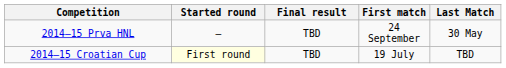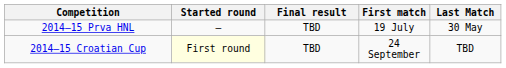(394, 33) 24 September -> (394, 28) 19 July
(394, 55) 19 July -> (394, 49) 24 September
